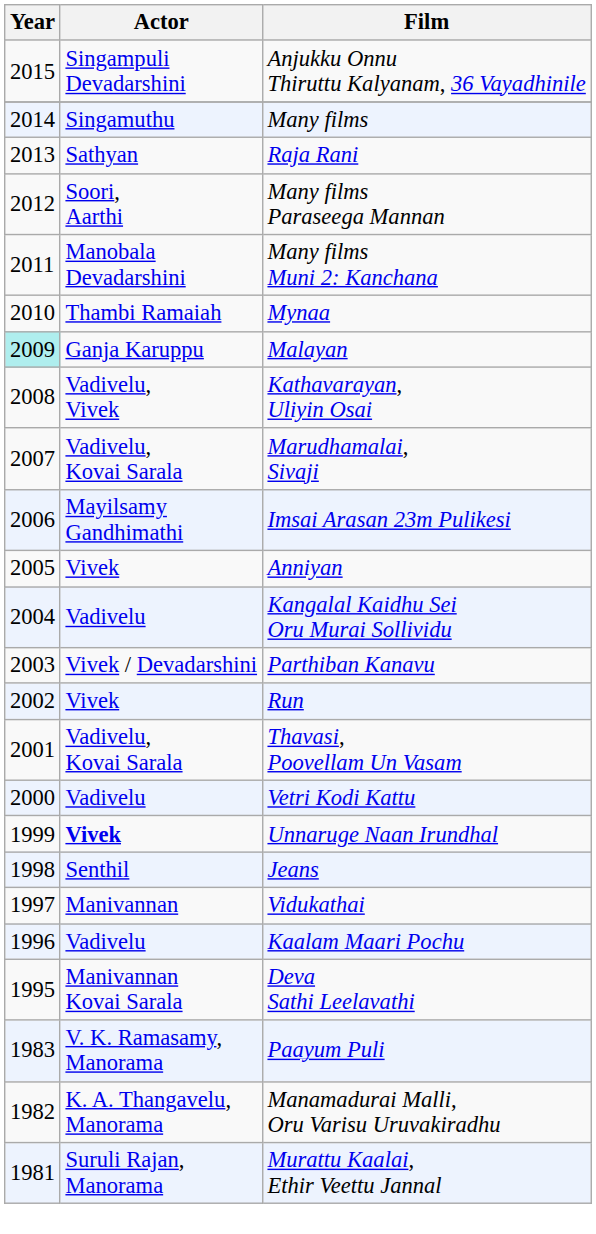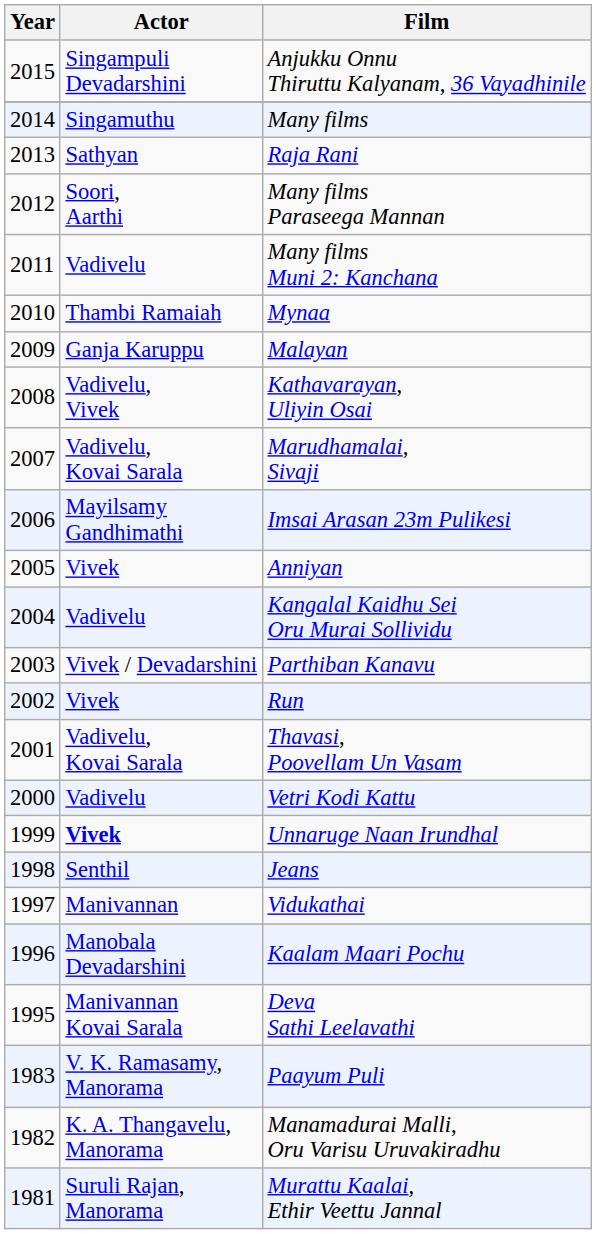(126, 264) Manobala Devadarshini -> (106, 264) Vadivelu
(32, 348) paleturquoise background -> (32, 348) no background
(106, 941) Vadivelu -> (126, 953) Manobala Devadarshini
